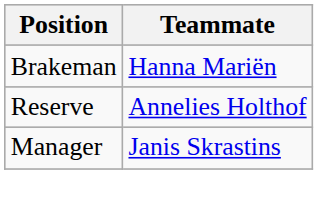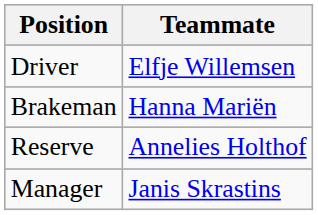+ row: (44, 65)
